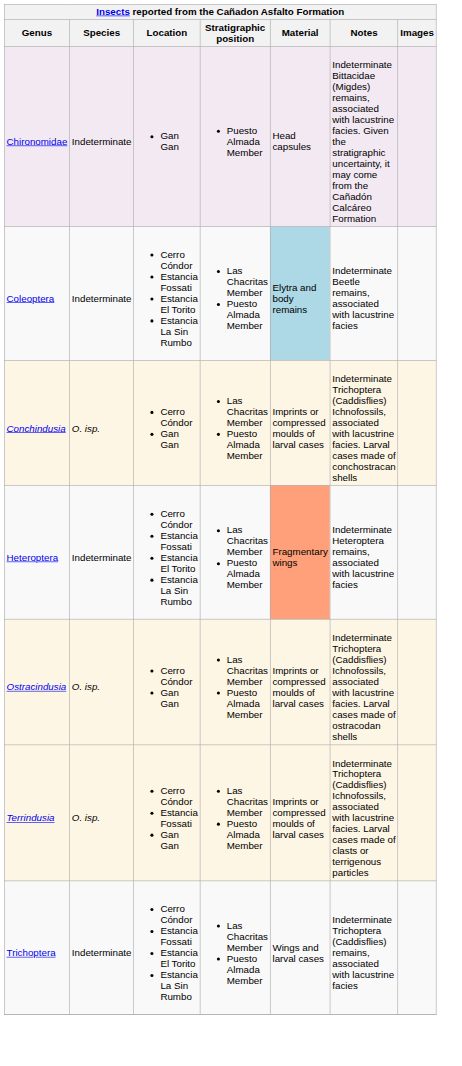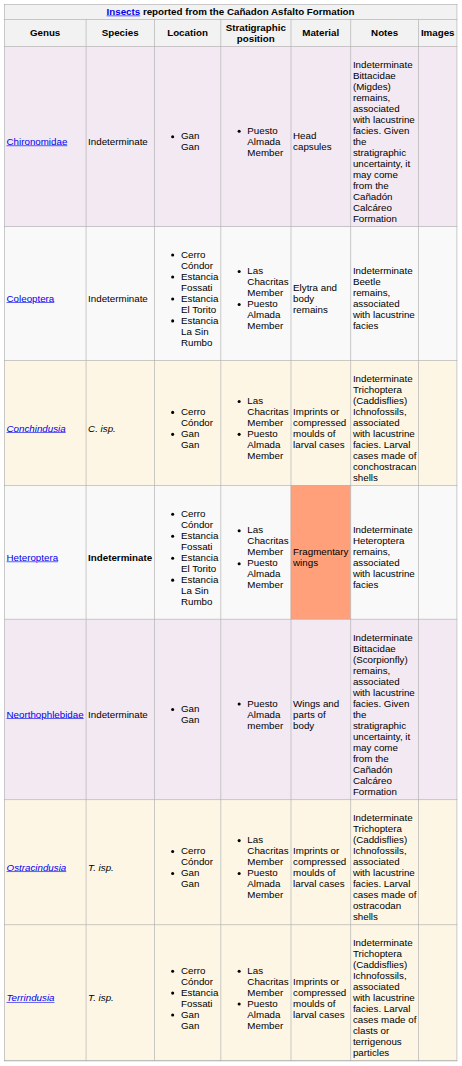(294, 299) lightblue background -> (315, 299) no background
(86, 428) O. isp. -> (102, 428) C. isp.
(102, 558) normal -> (120, 558) bold
+ row: (45, 715)
(86, 687) O. isp. -> (101, 867) T. isp.
(86, 818) O. isp. -> (101, 998) T. isp.
- row: (31, 953)
